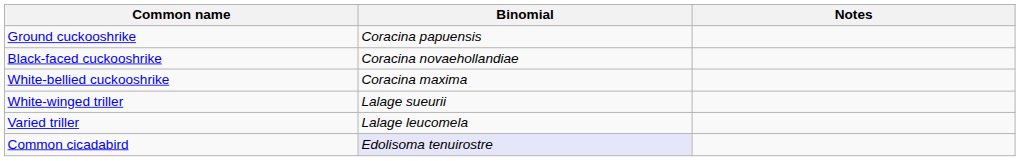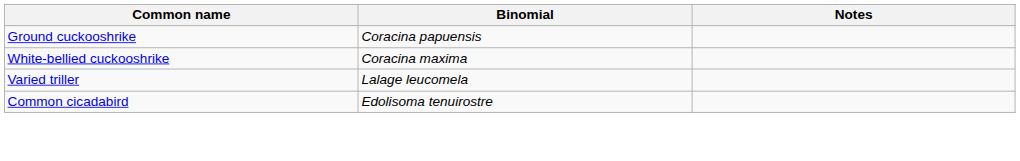- row: (85, 58)
- row: (65, 101)
(427, 144) lavender background -> (427, 101) no background
